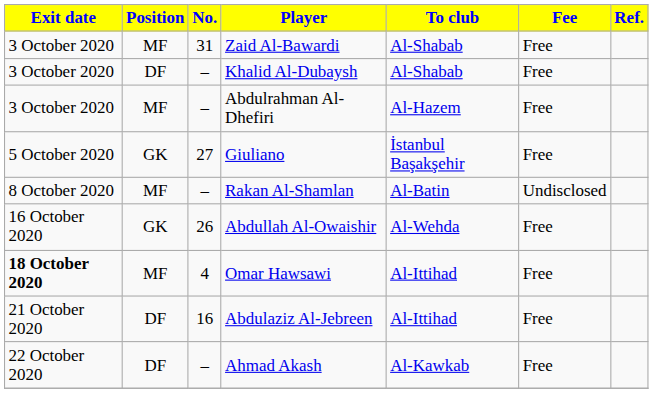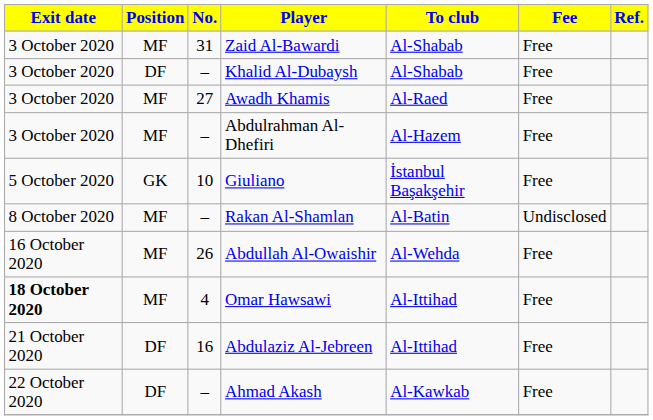+ row: (277, 98)
(205, 154) 27 -> (205, 181) 10
(155, 227) GK -> (155, 253) MF
